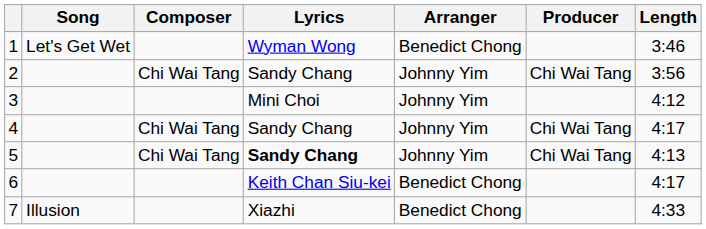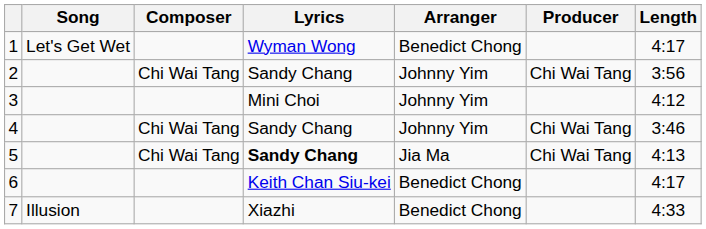(668, 45) 3:46 -> (668, 45) 4:17
(668, 127) 4:17 -> (668, 127) 3:46
(443, 155) Johnny Yim -> (424, 155) Jia Ma
